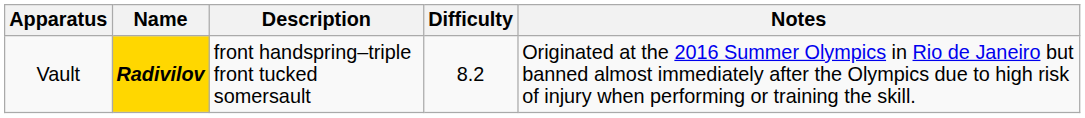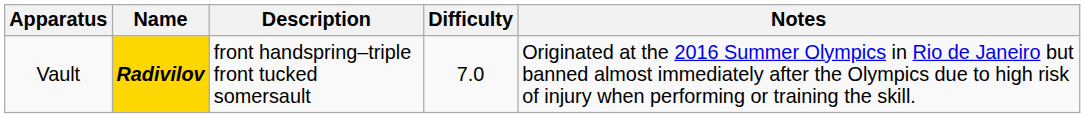(471, 74) 8.2 -> (471, 74) 7.0
